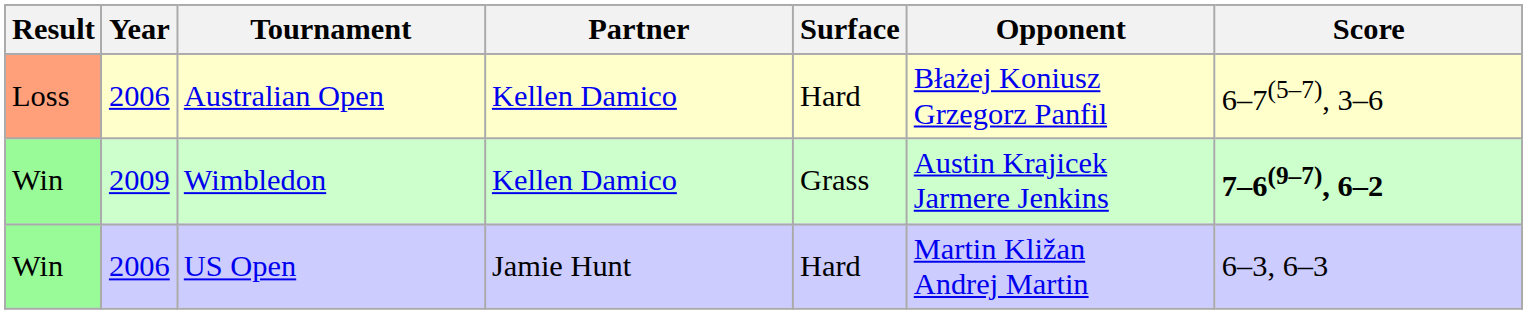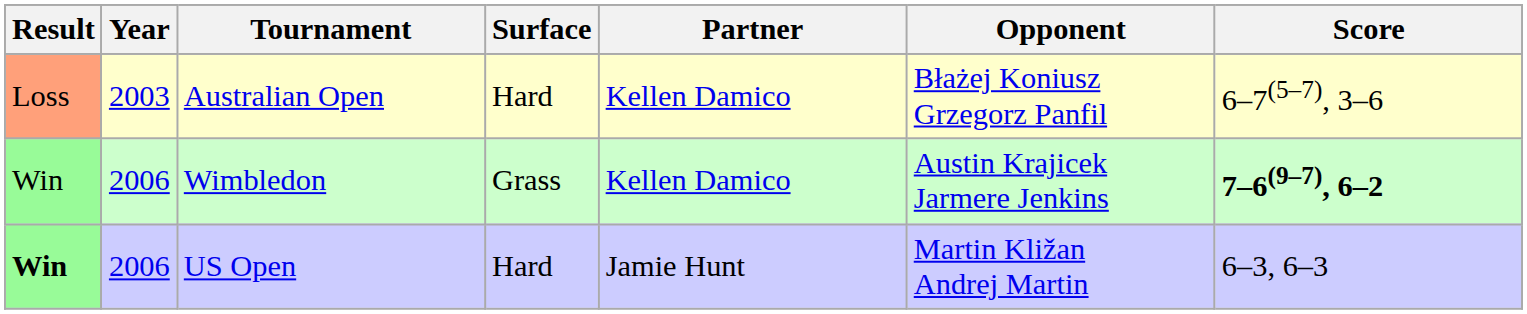columns swapped: (850, 28) <-> (639, 28)
(139, 95) 2006 -> (139, 95) 2003
(139, 180) 2009 -> (139, 180) 2006
(38, 265) normal -> (40, 265) bold
